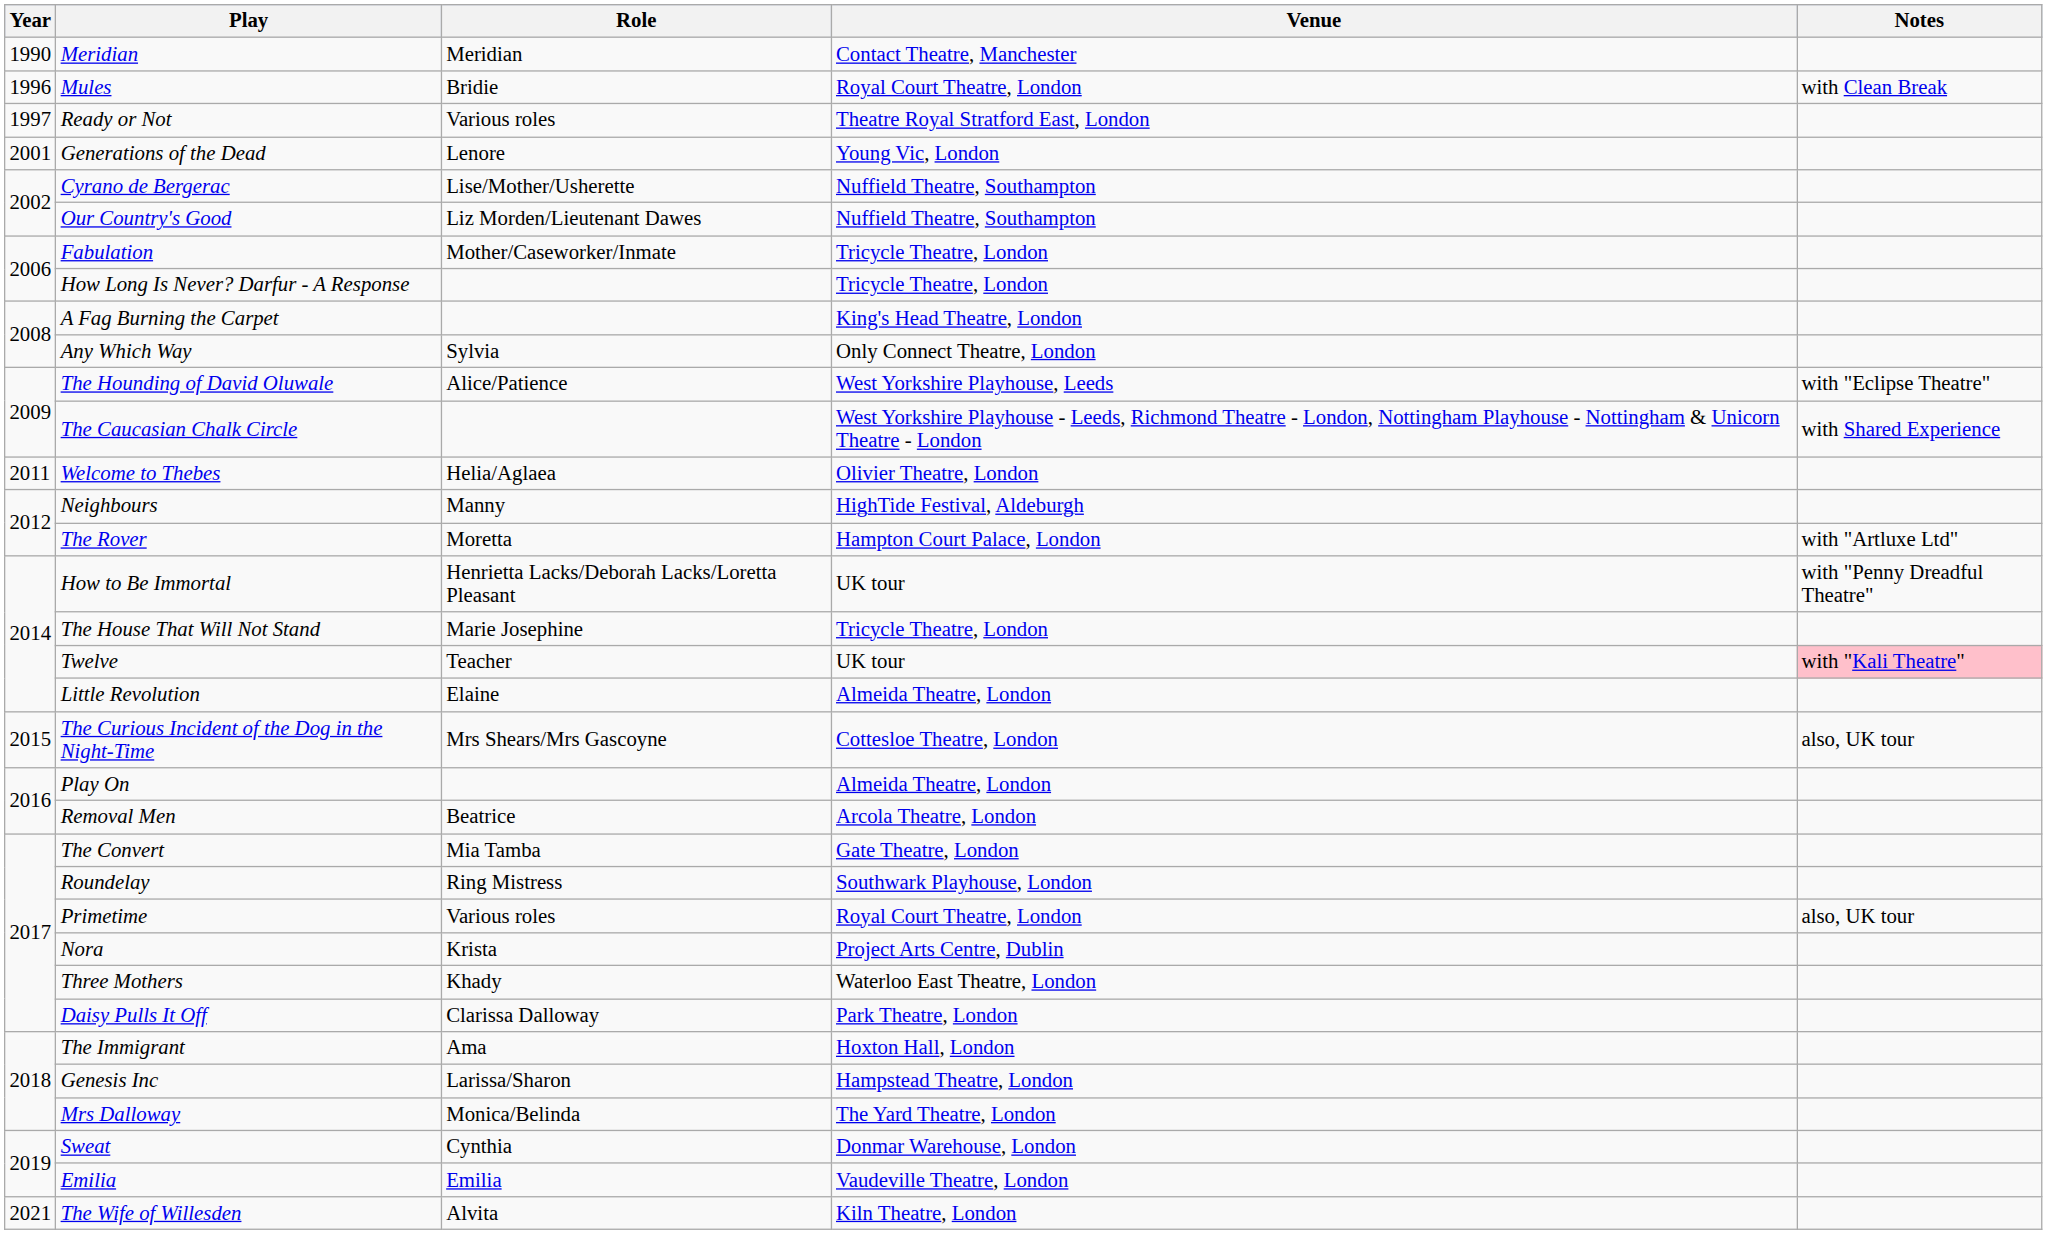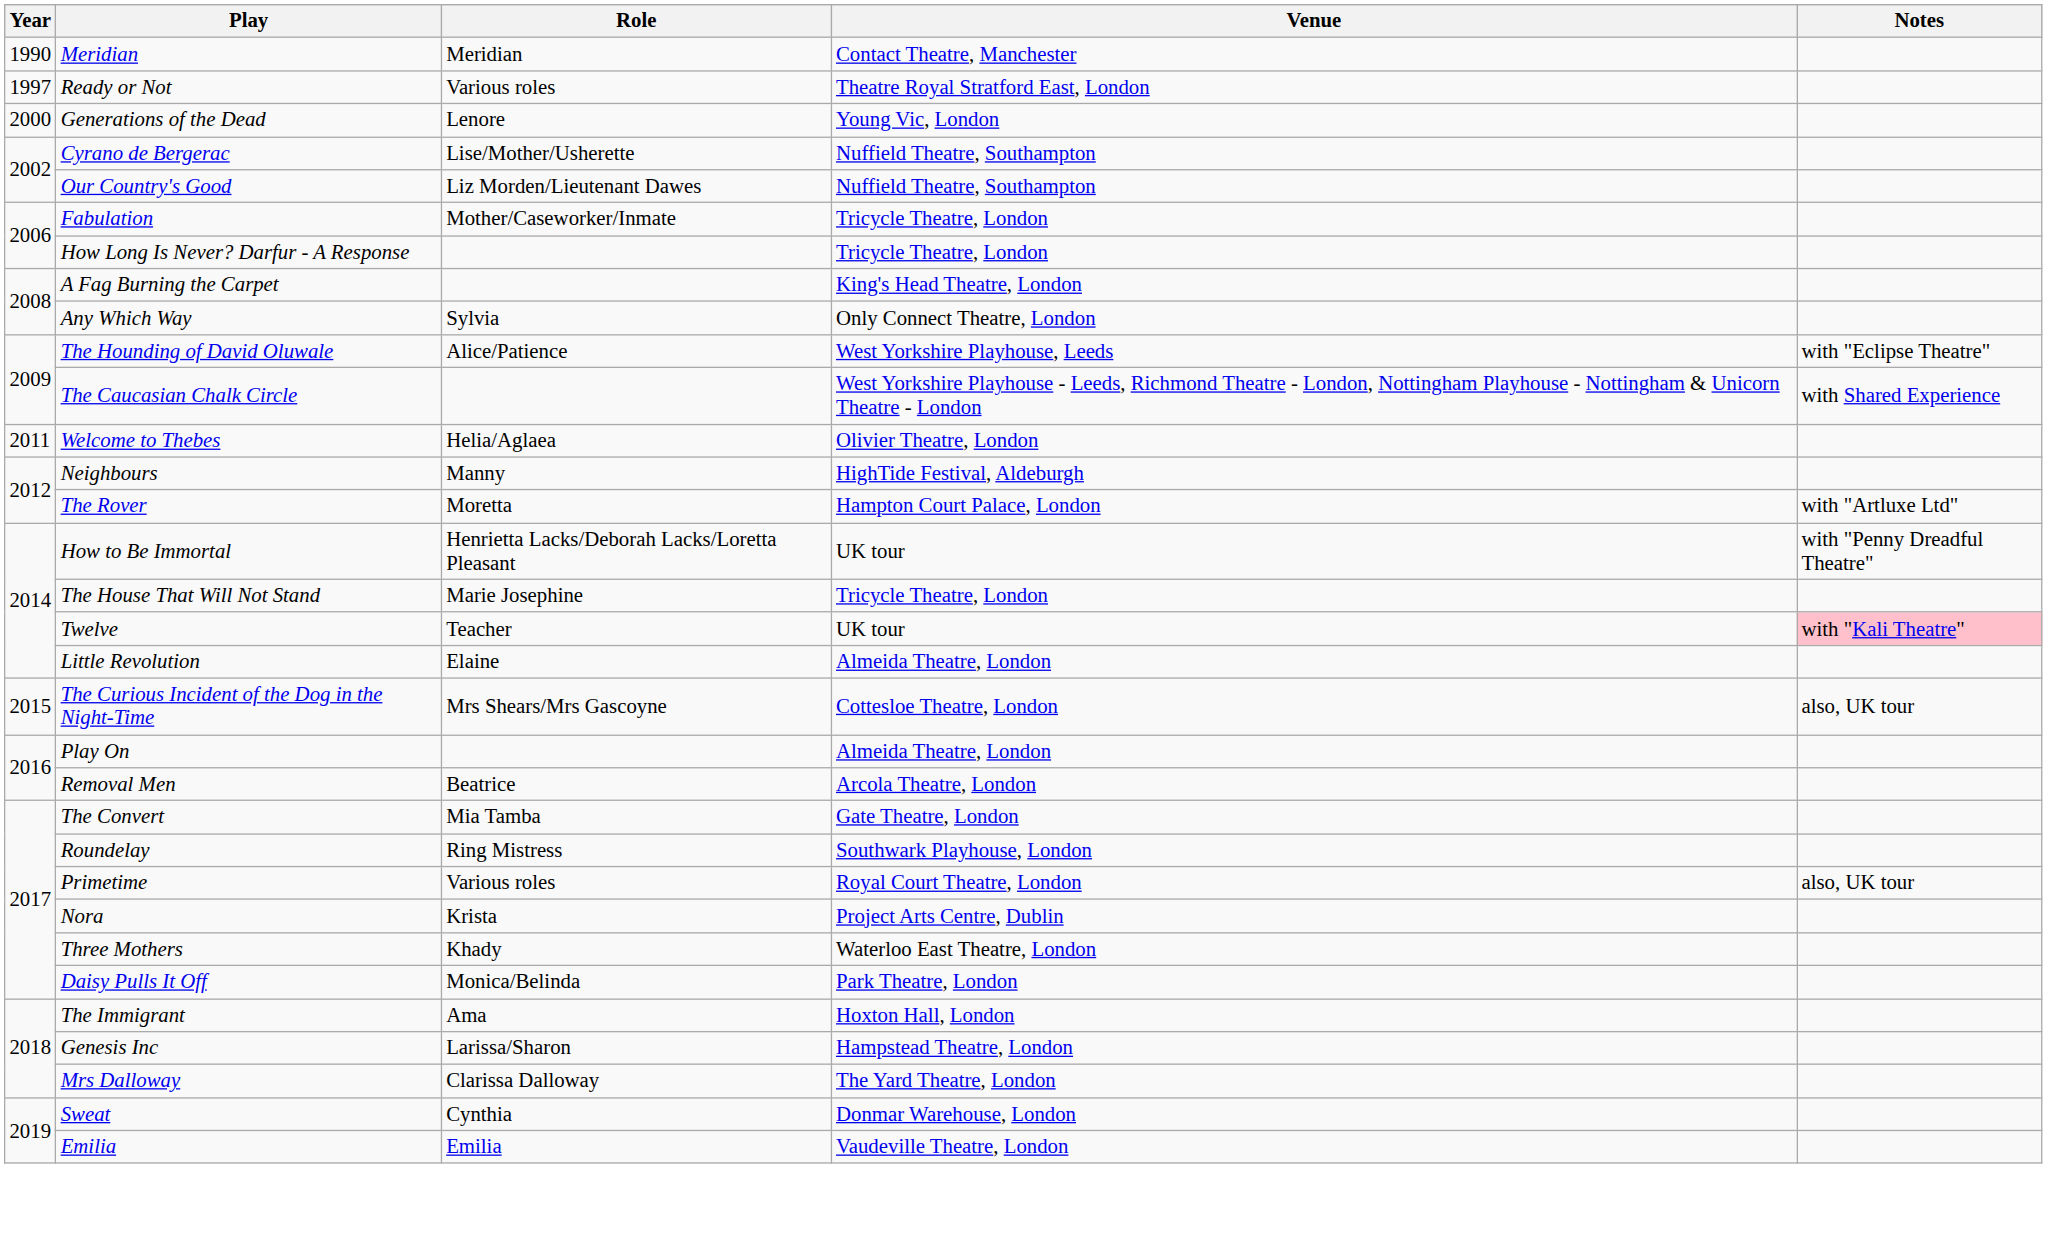- row: (86, 86)
(30, 152) 2001 -> (30, 119) 2000
(523, 1014) Clarissa Dalloway -> (513, 981) Monica/Belinda
(513, 1113) Monica/Belinda -> (523, 1080) Clarissa Dalloway
- row: (151, 1212)
